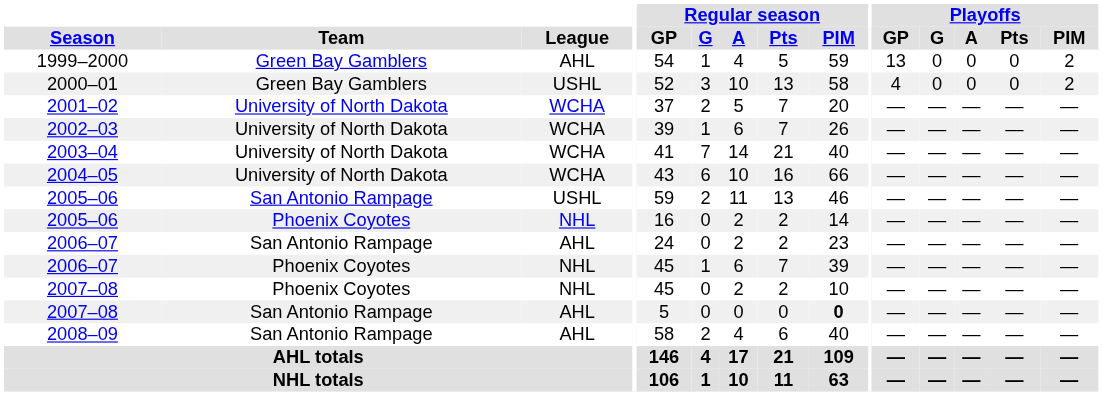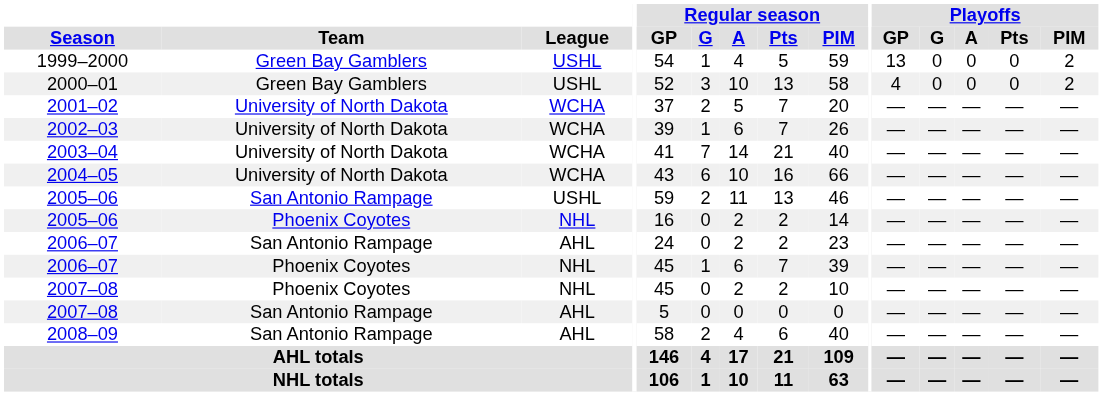(577, 60) AHL -> (577, 60) USHL
(839, 311) bold -> (839, 311) normal
